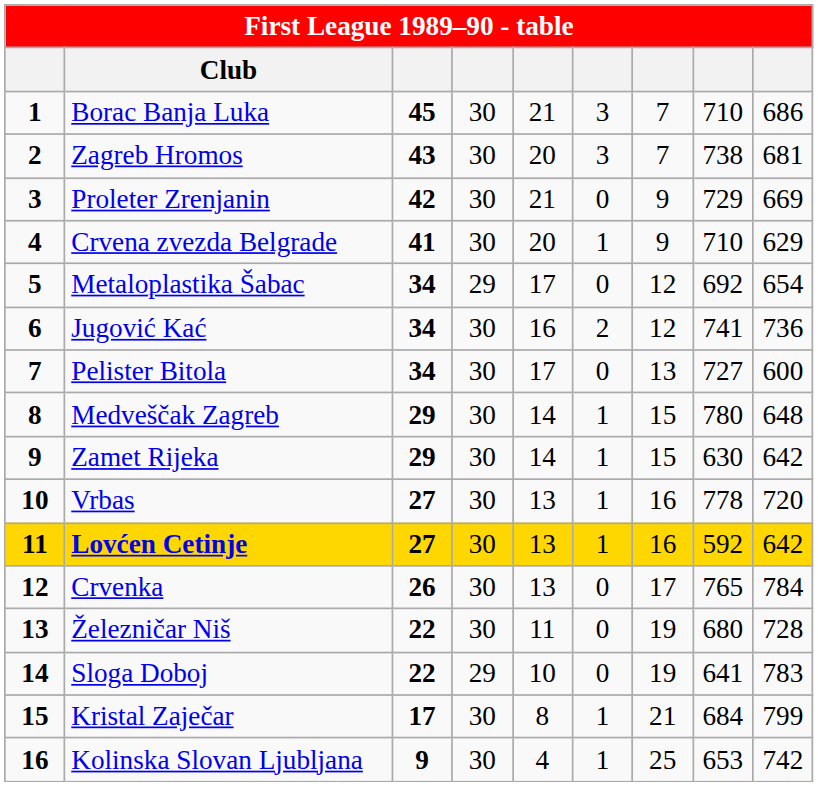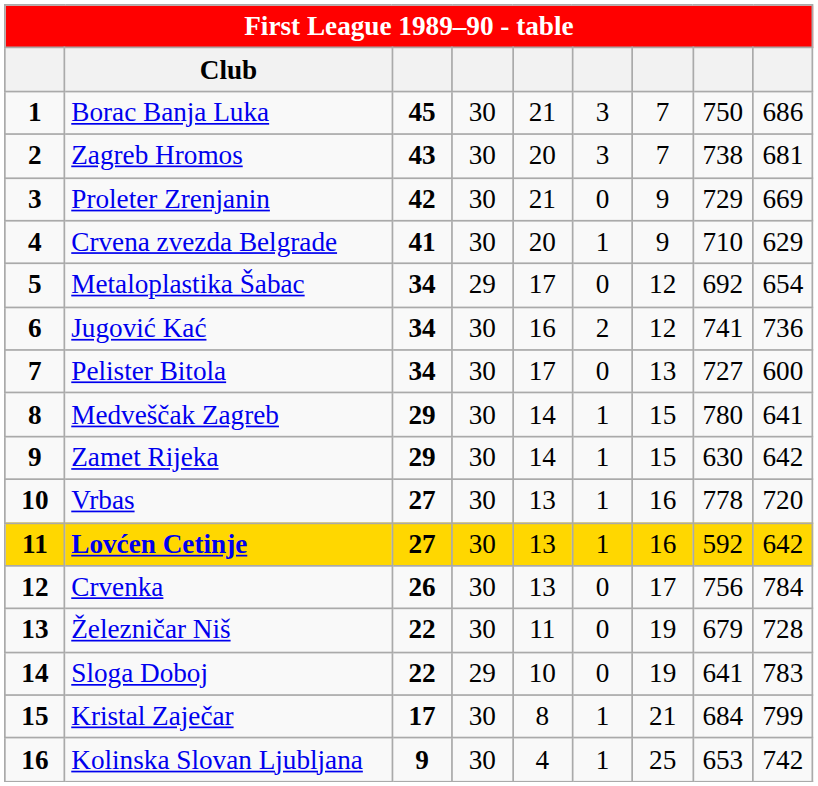(723, 112) 710 -> (723, 112) 750
(783, 414) 648 -> (783, 414) 641
(723, 586) 765 -> (723, 586) 756
(723, 629) 680 -> (723, 629) 679
